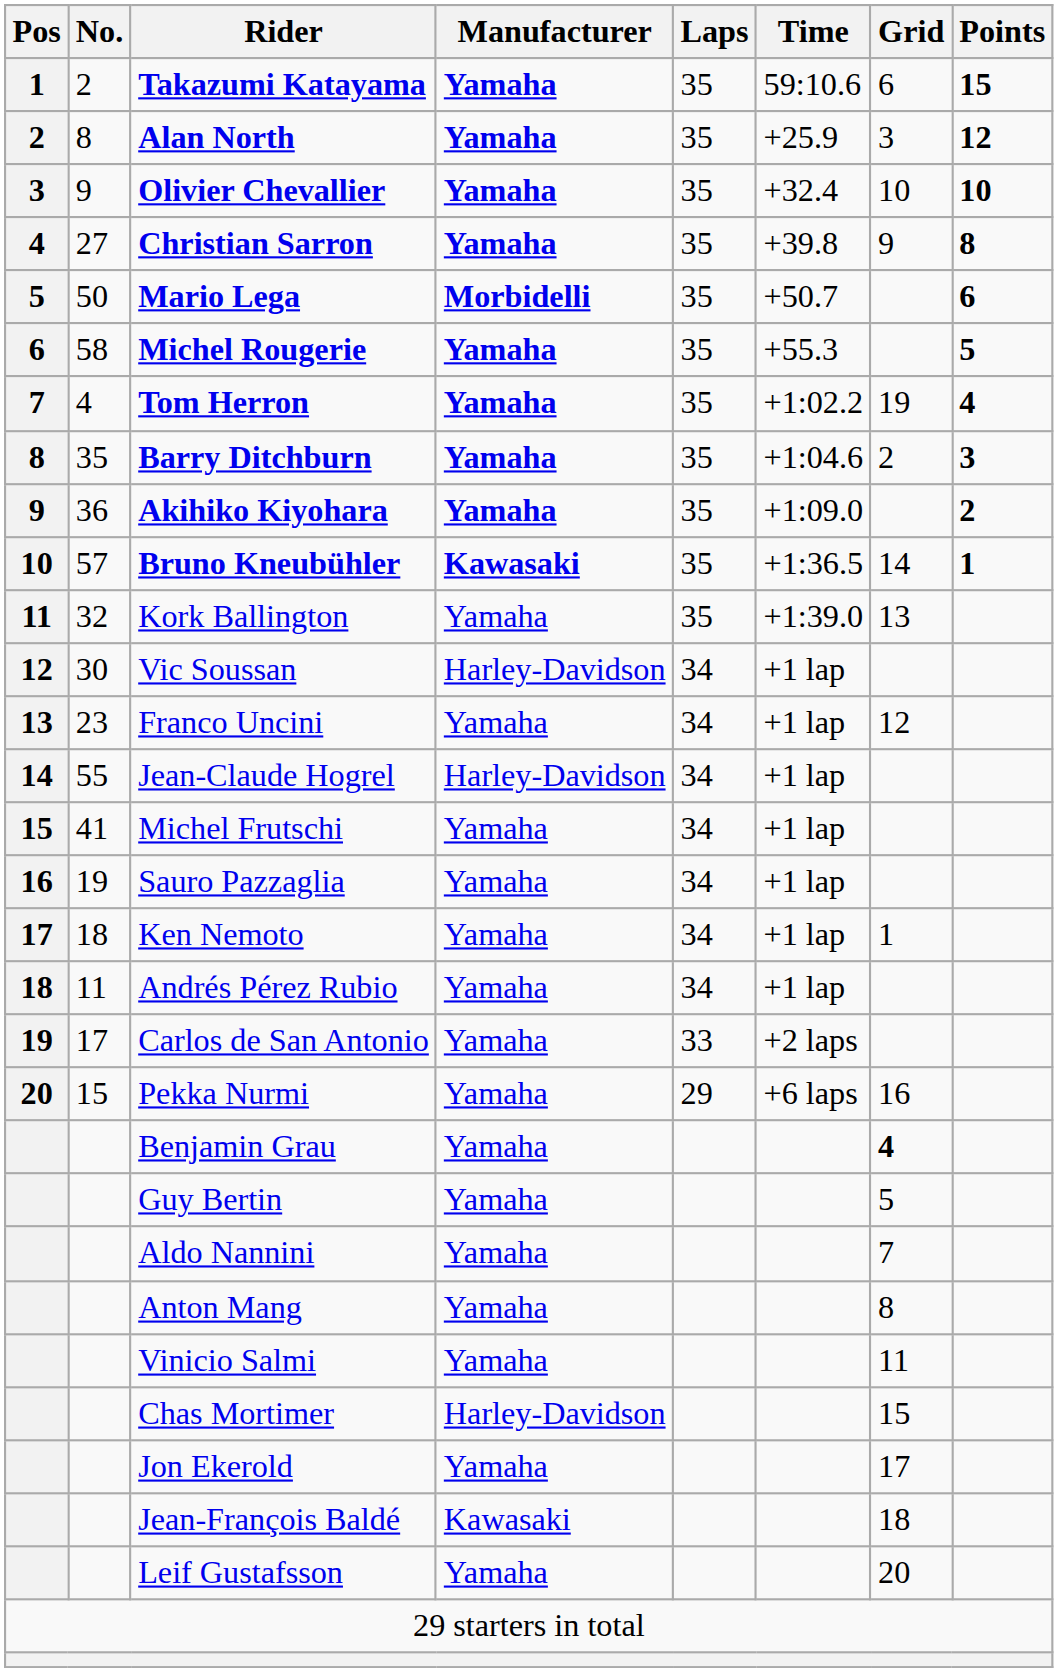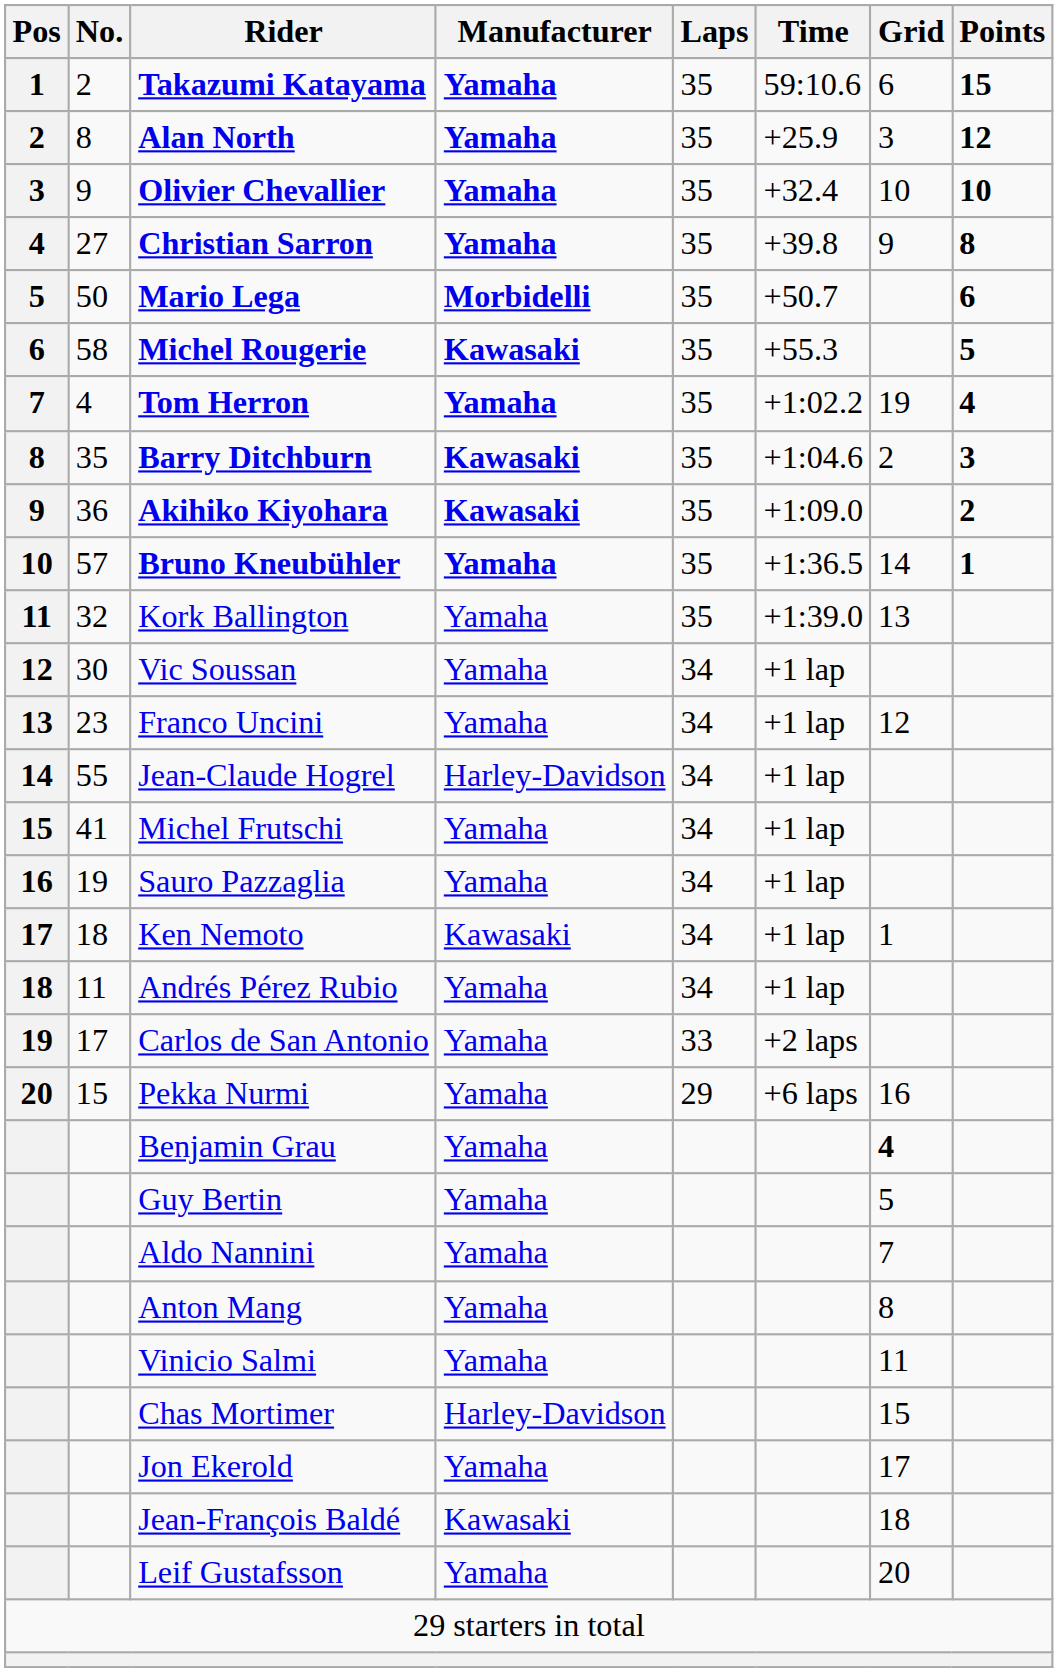(500, 350) Yamaha -> (512, 350) Kawasaki
(500, 456) Yamaha -> (512, 456) Kawasaki
(500, 509) Yamaha -> (512, 509) Kawasaki
(512, 562) Kawasaki -> (500, 562) Yamaha
(555, 668) Harley-Davidson -> (496, 668) Yamaha
(496, 934) Yamaha -> (507, 934) Kawasaki
